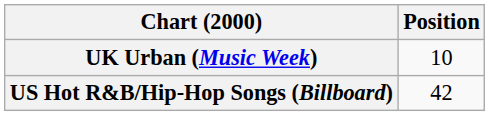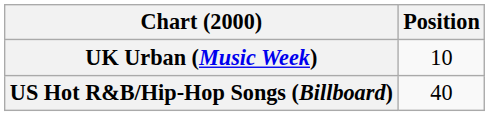(441, 92) 42 -> (441, 92) 40
